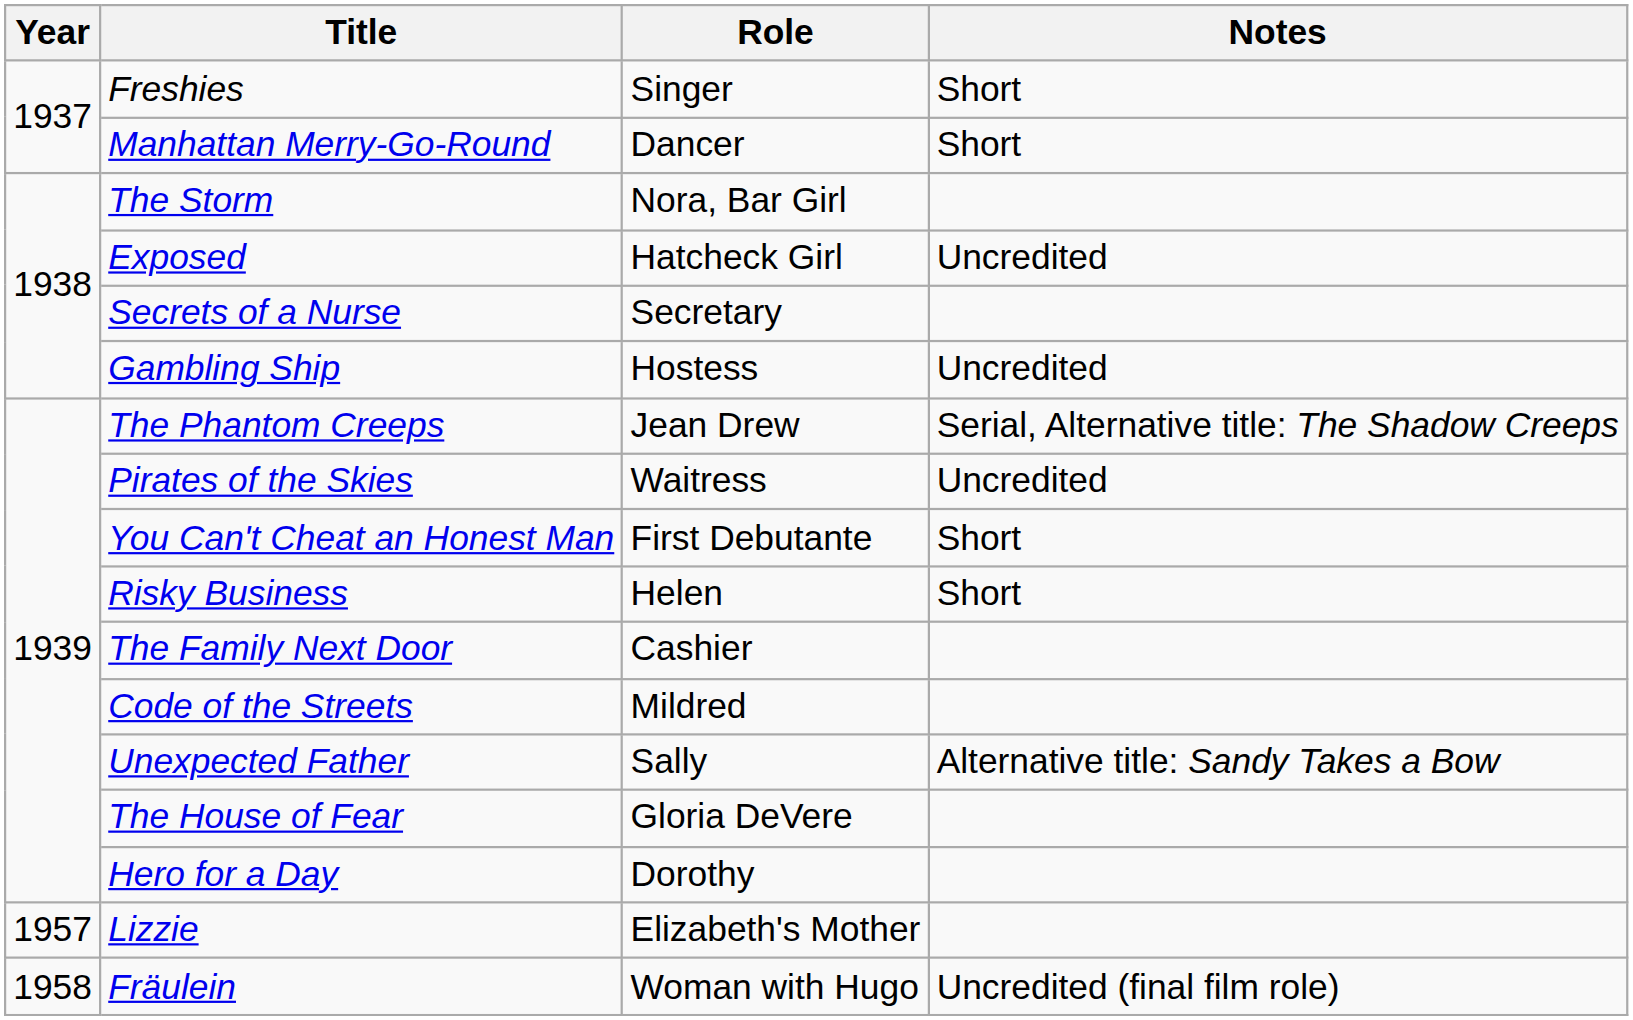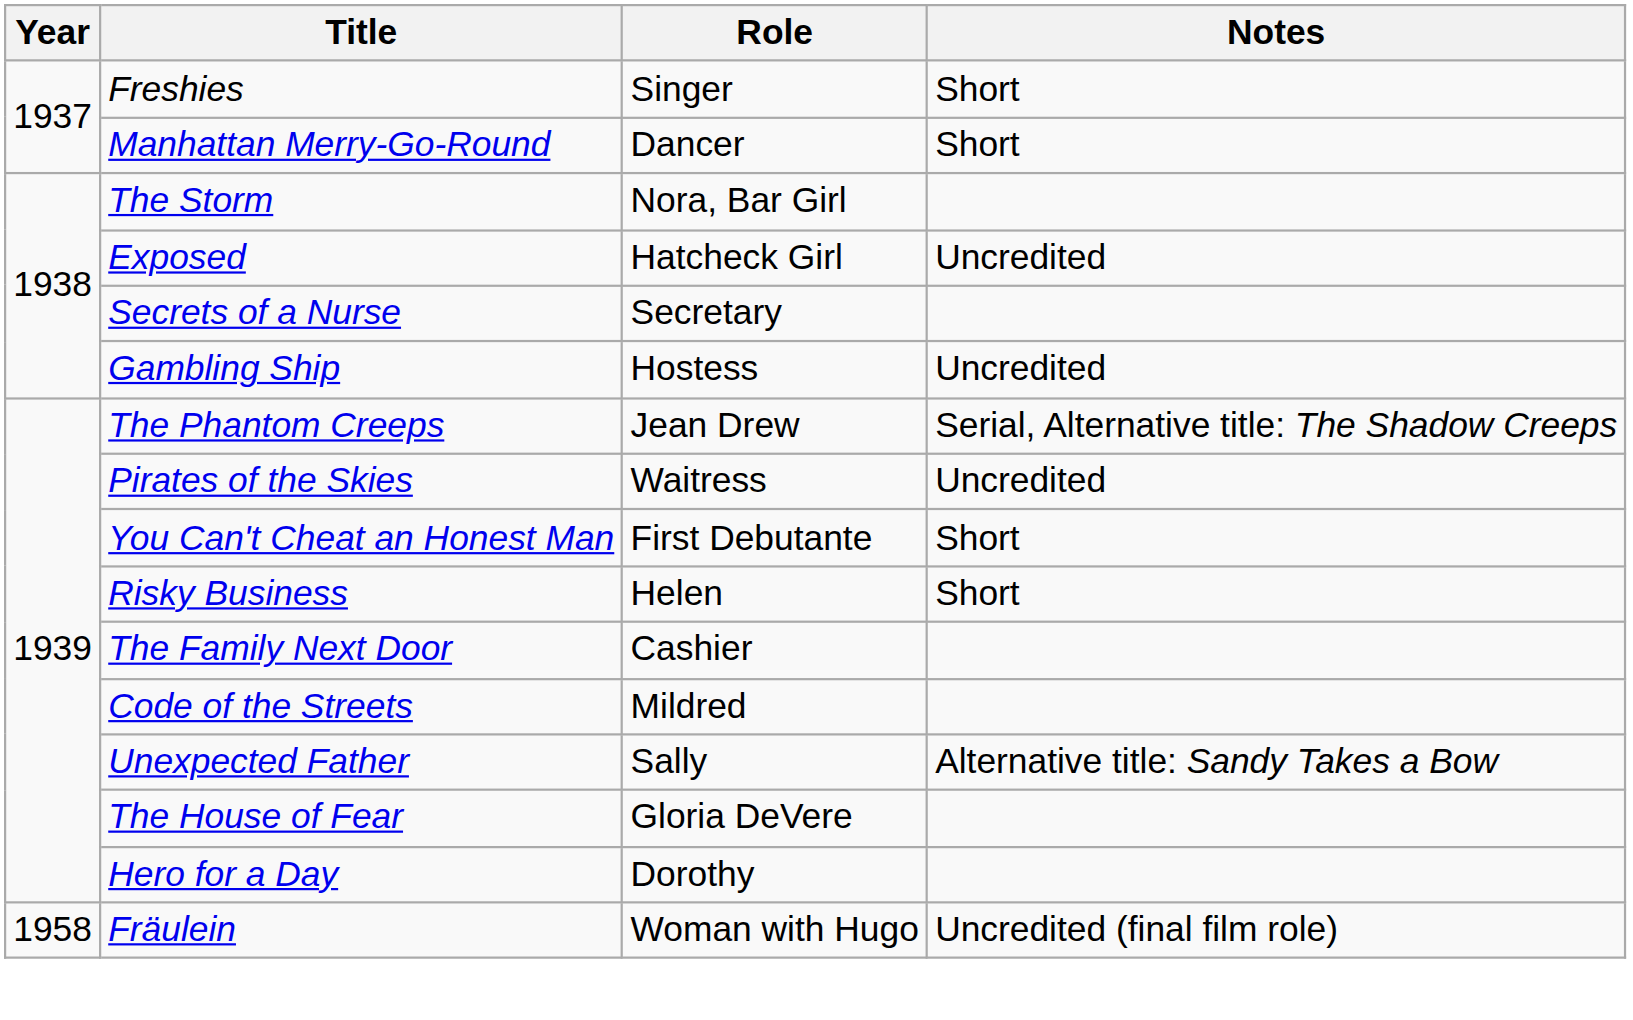- row: (153, 929)
